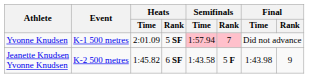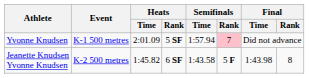(201, 40) pink background -> (201, 40) no background
(290, 60) 9 -> (290, 60) 8
